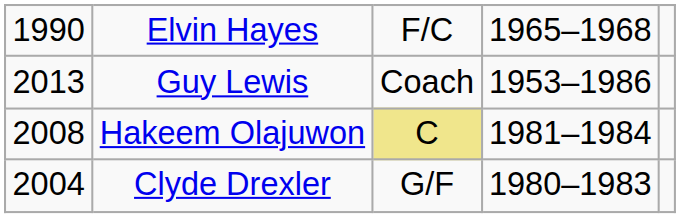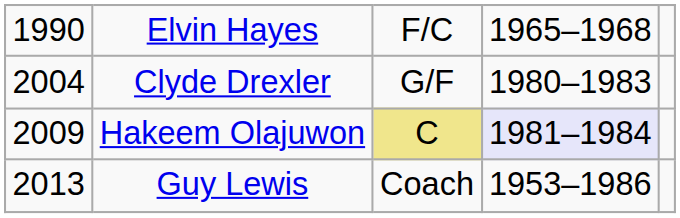rows swapped: (232, 184) <-> (232, 81)
(49, 133) 2008 -> (49, 133) 2009
(570, 133) no background -> (570, 133) lavender background
